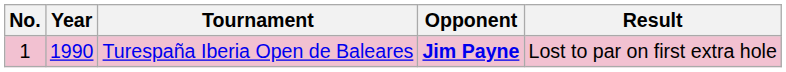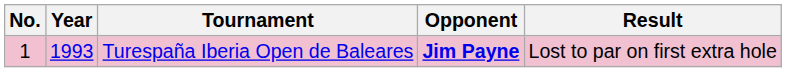(72, 51) 1990 -> (72, 51) 1993
